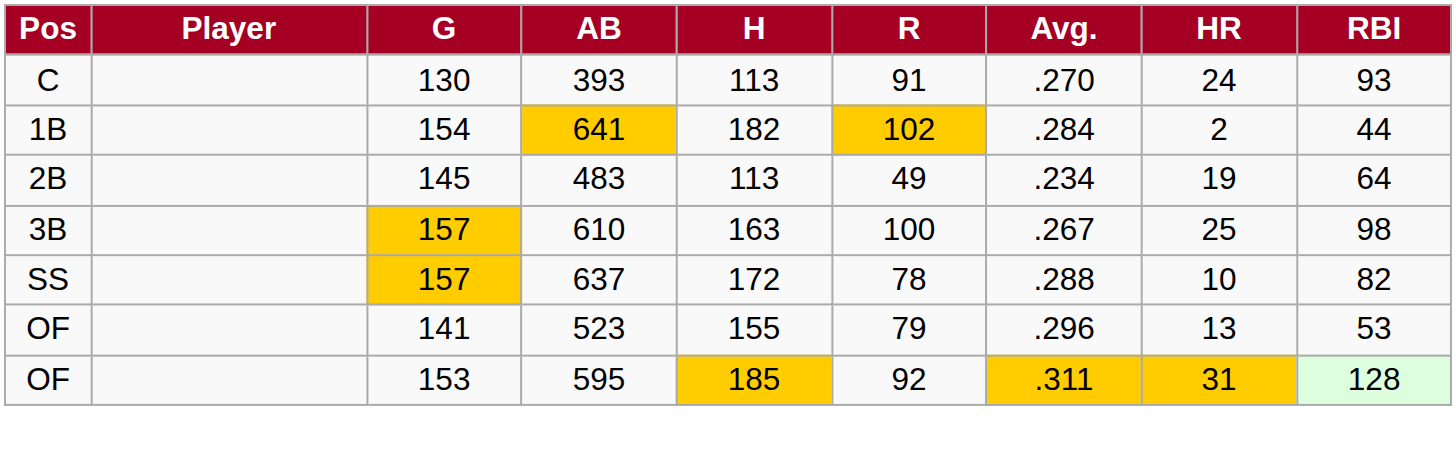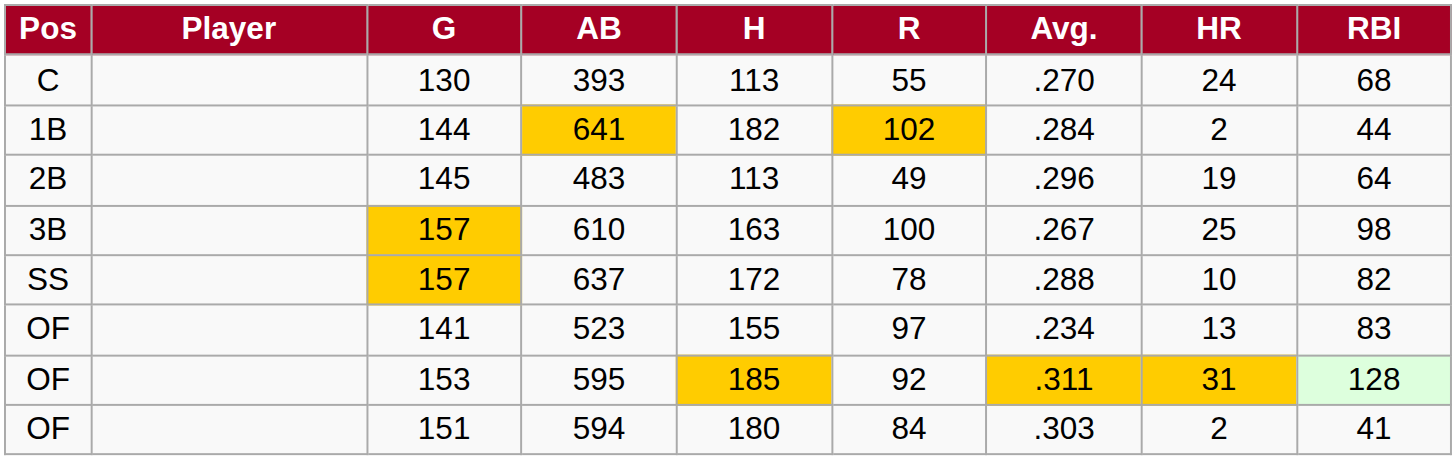(909, 79) 91 -> (909, 79) 55
(1374, 79) 93 -> (1374, 79) 68
(444, 129) 154 -> (444, 129) 144
(1064, 179) .234 -> (1064, 179) .296
(909, 329) 79 -> (909, 329) 97
(1064, 329) .296 -> (1064, 329) .234
(1374, 329) 53 -> (1374, 329) 83
+ row: (599, 429)
